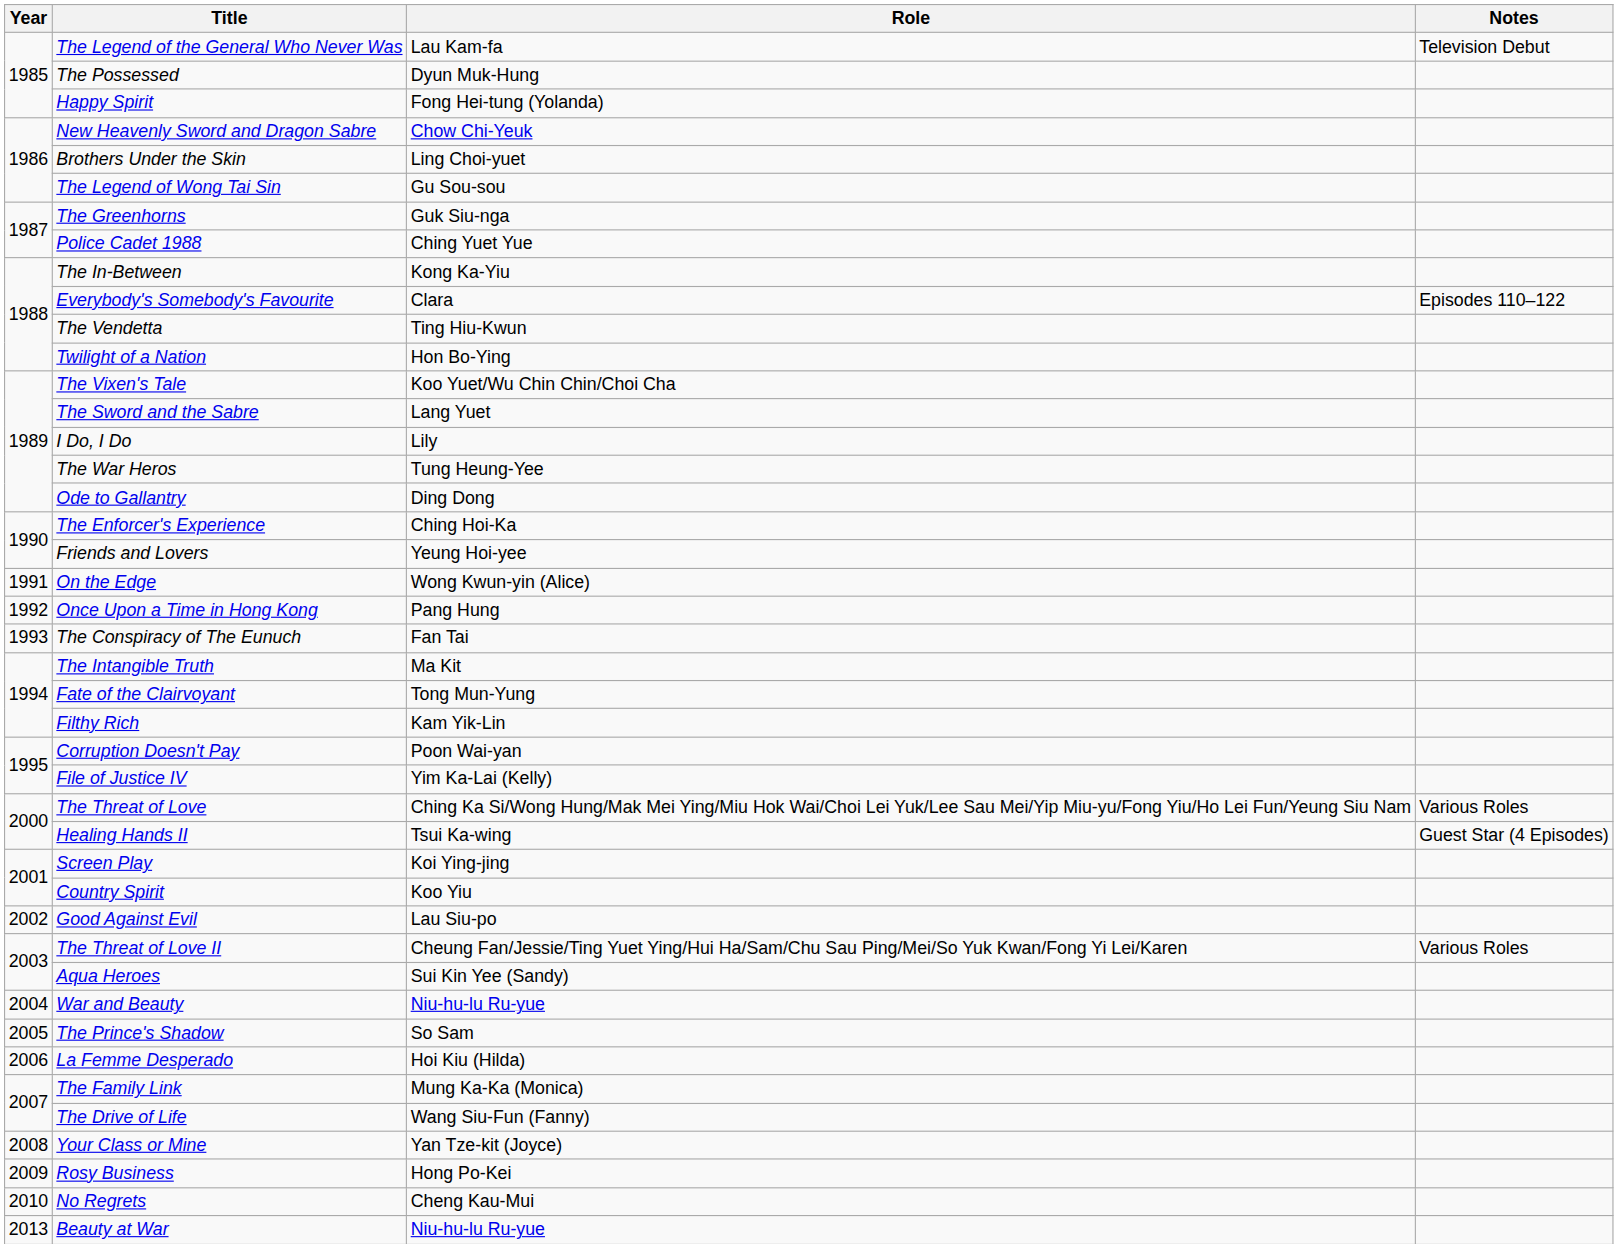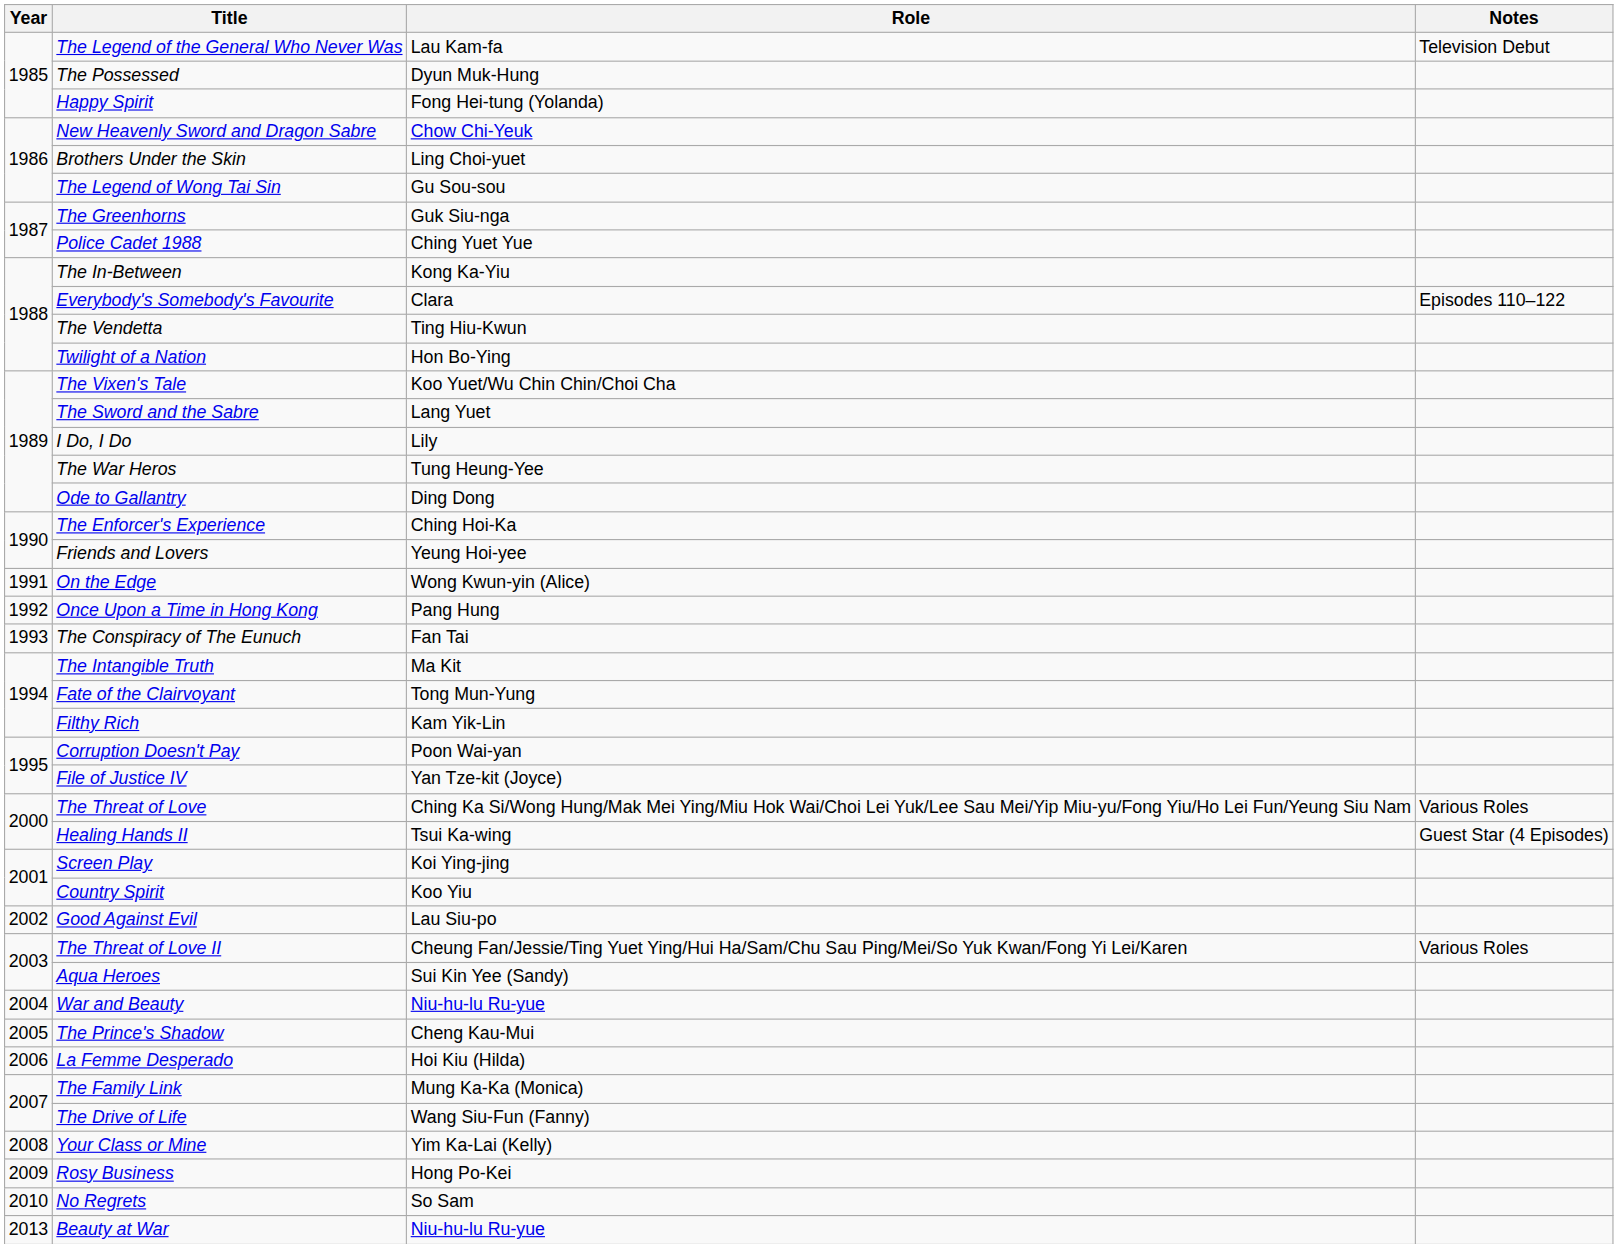(481, 779) Yim Ka-Lai (Kelly) -> (486, 779) Yan Tze-kit (Joyce)
(442, 1032) So Sam -> (472, 1032) Cheng Kau-Mui
(486, 1145) Yan Tze-kit (Joyce) -> (481, 1145) Yim Ka-Lai (Kelly)
(472, 1201) Cheng Kau-Mui -> (442, 1201) So Sam
